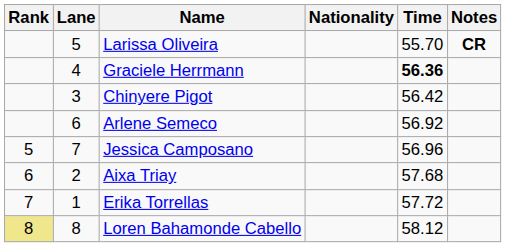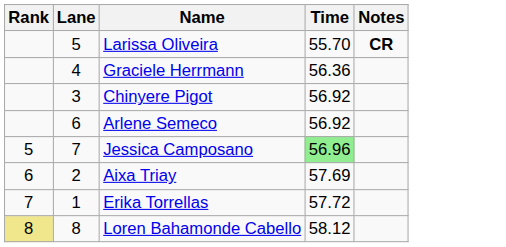- column: (351, 17)
(422, 70) bold -> (330, 70) normal
(422, 96) 56.42 -> (330, 96) 56.92
(422, 149) no background -> (330, 149) lightgreen background
(422, 176) 57.68 -> (330, 176) 57.69
